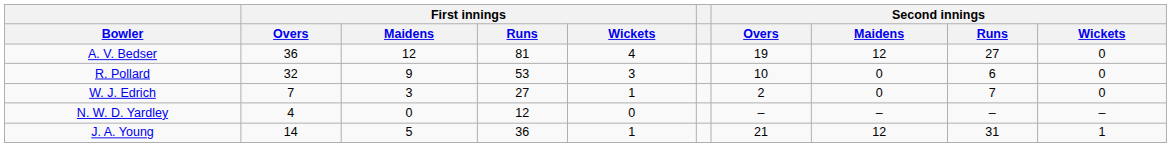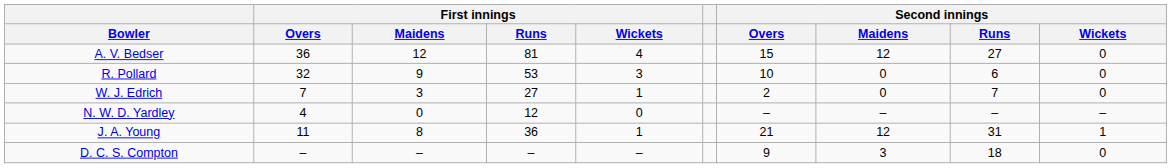(761, 53) 19 -> (767, 53) 15
(291, 132) 14 -> (303, 132) 11
(409, 132) 5 -> (420, 132) 8
+ row: (129, 152)
